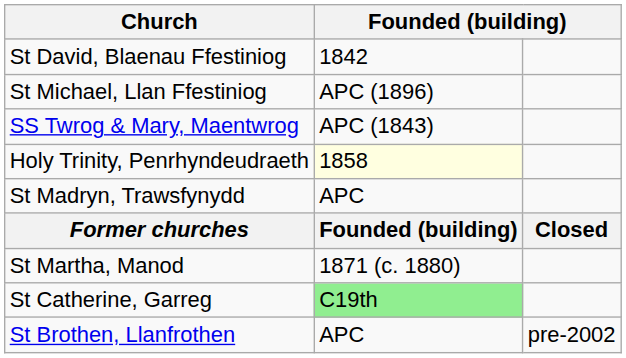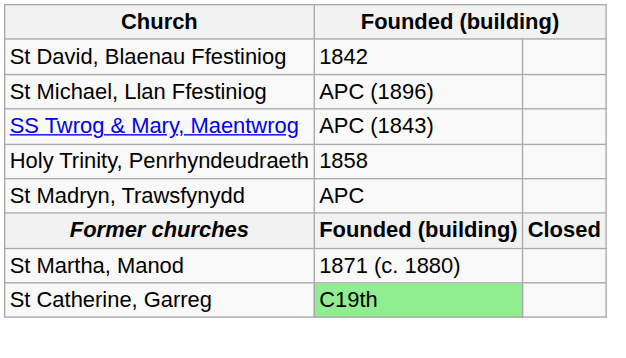(344, 160) lightyellow background -> (344, 160) no background
- row: (122, 334)
